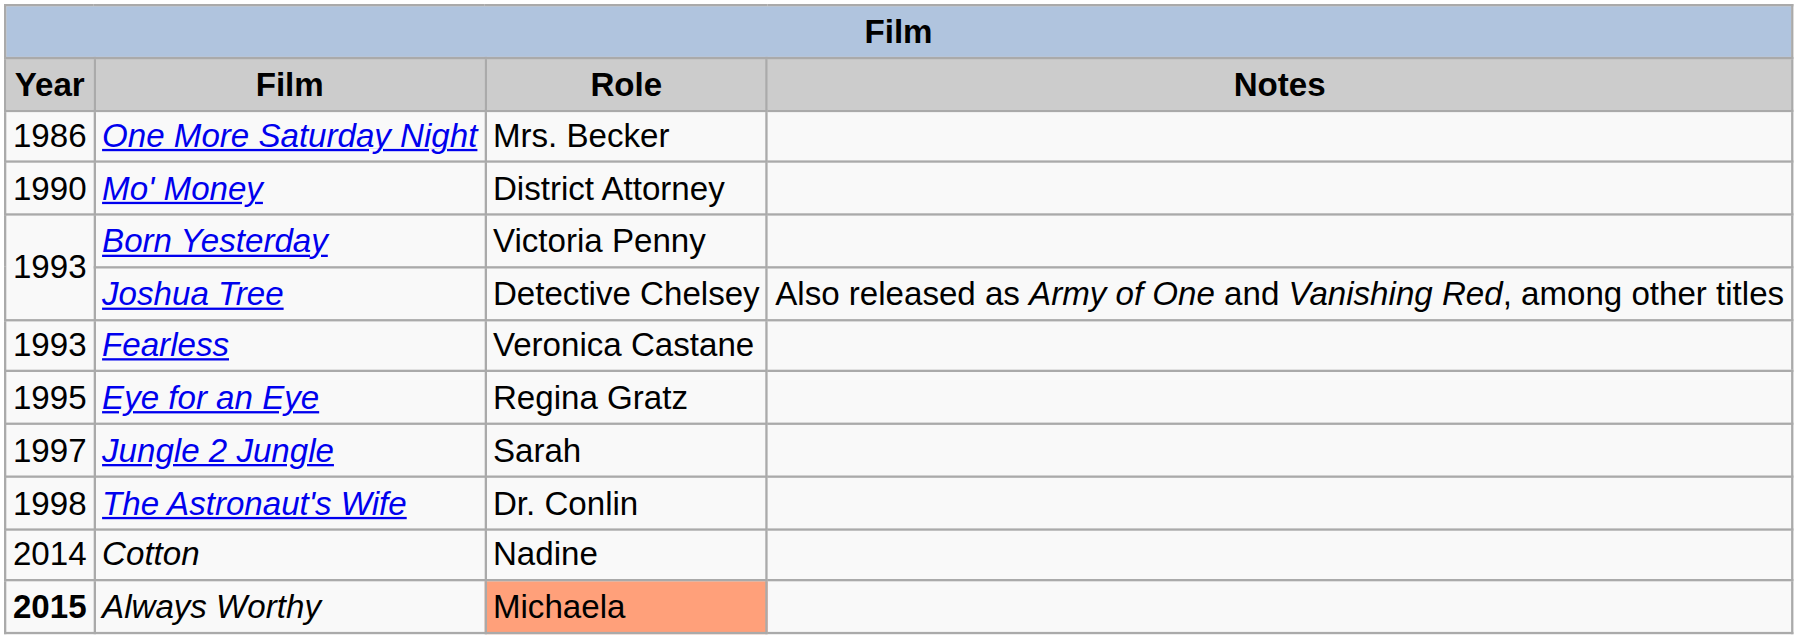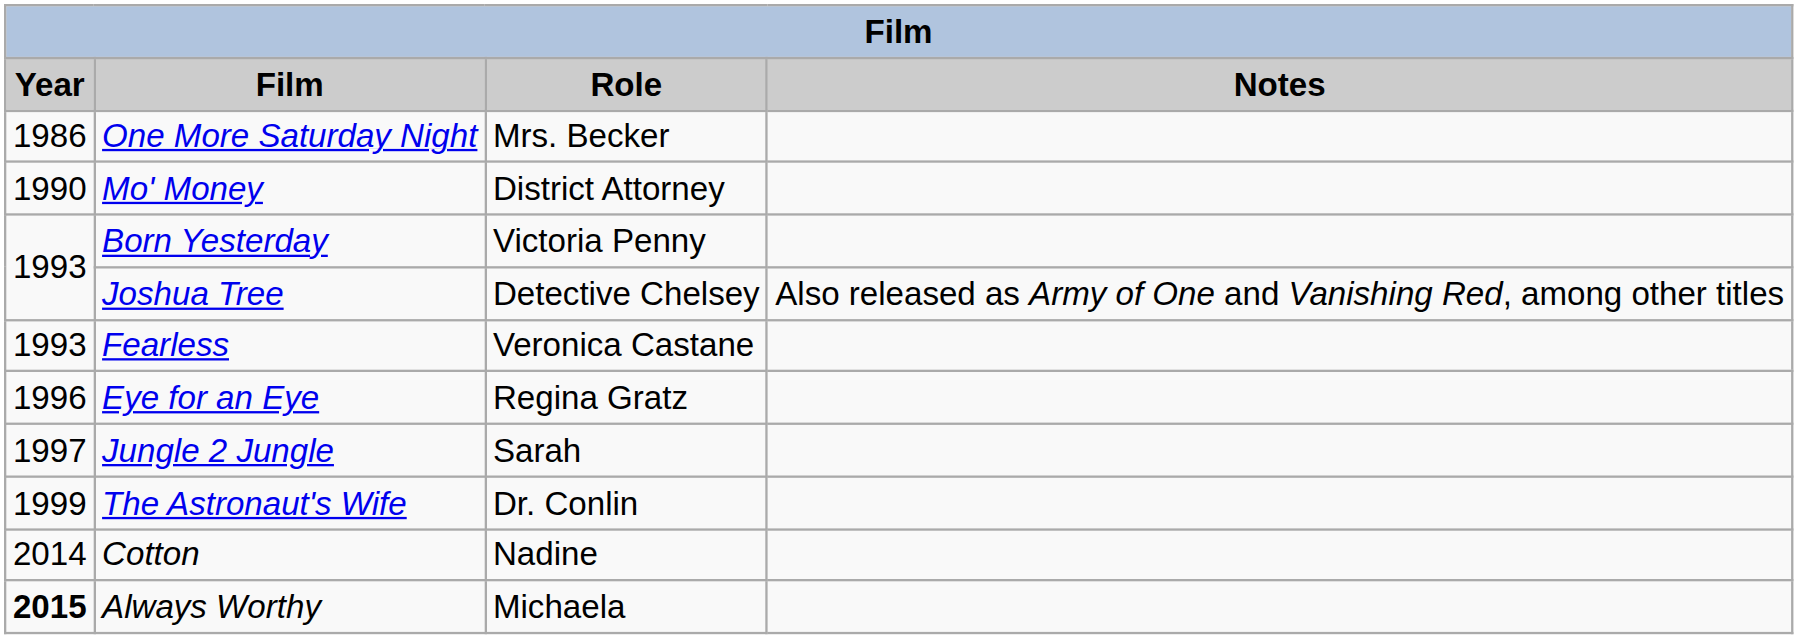(50, 398) 1995 -> (50, 398) 1996
(50, 503) 1998 -> (50, 503) 1999
(559, 607) lightsalmon background -> (559, 607) no background
